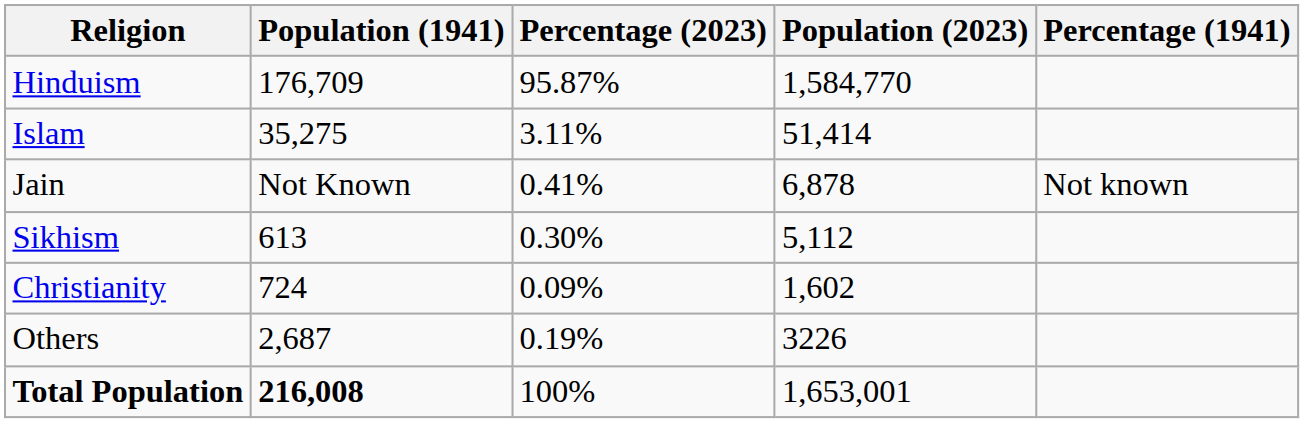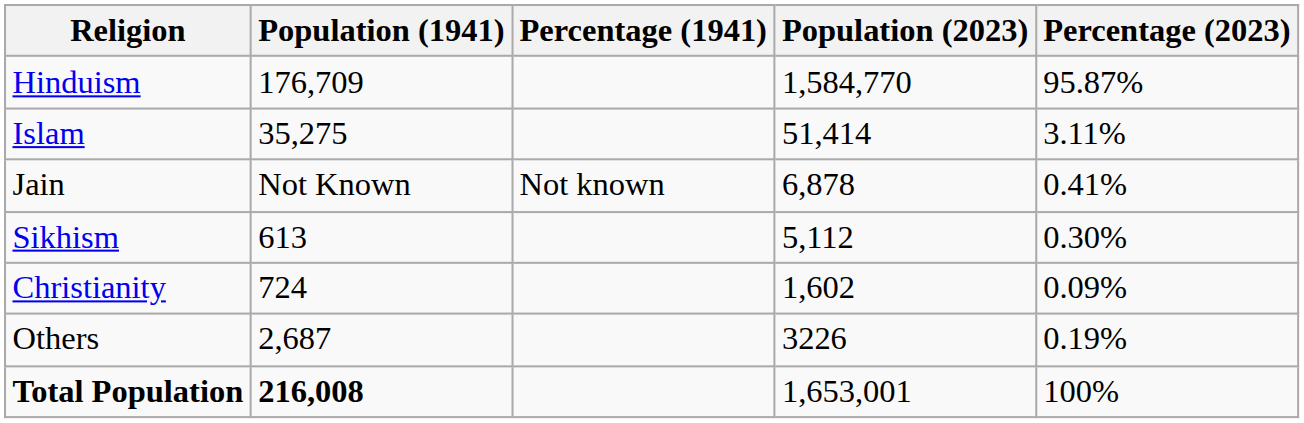columns swapped: (1167, 30) <-> (643, 30)
